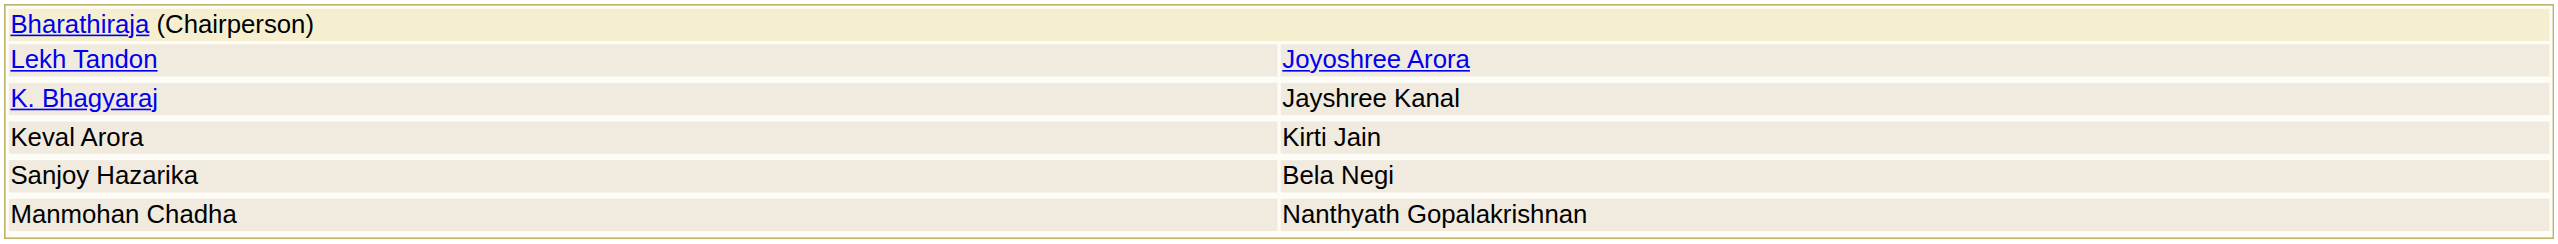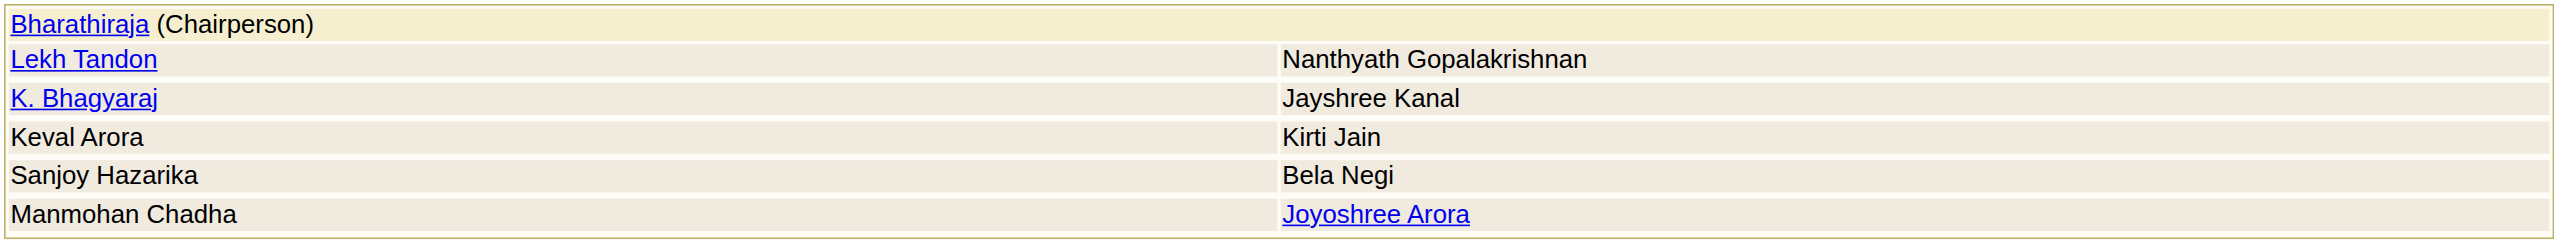(1376, 60) Joyoshree Arora -> (1435, 60) Nanthyath Gopalakrishnan
(1435, 214) Nanthyath Gopalakrishnan -> (1376, 214) Joyoshree Arora
